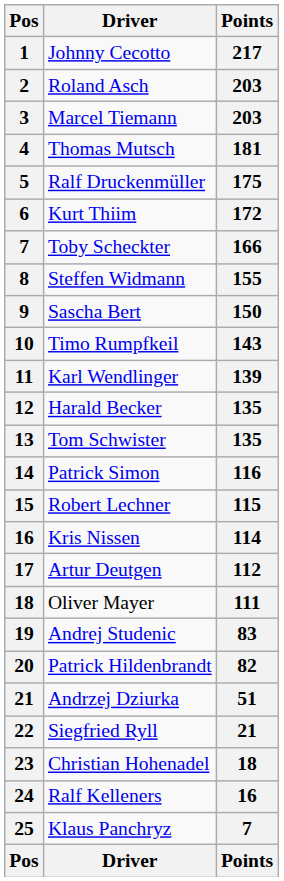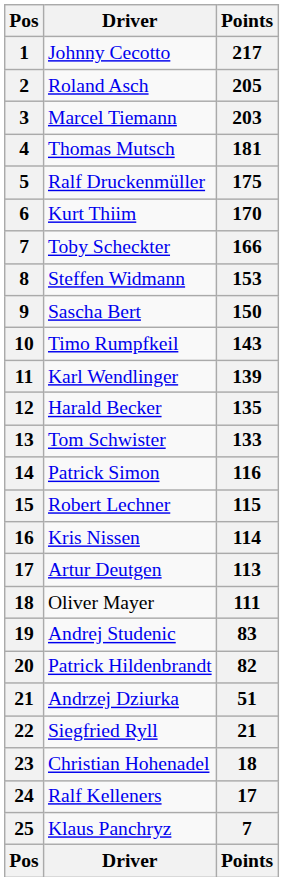(247, 84) 203 -> (247, 84) 205
(247, 214) 172 -> (247, 214) 170
(247, 278) 155 -> (247, 278) 153
(247, 440) 135 -> (247, 440) 133
(247, 569) 112 -> (247, 569) 113
(247, 795) 16 -> (247, 795) 17
